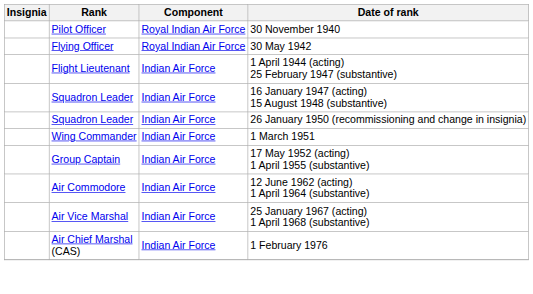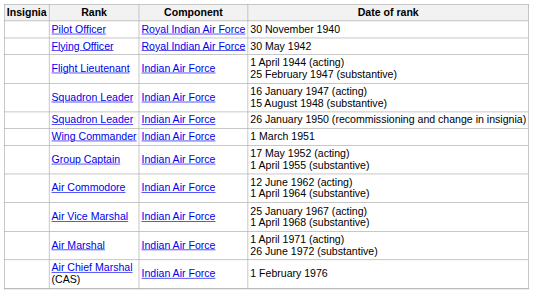+ row: (314, 245)
